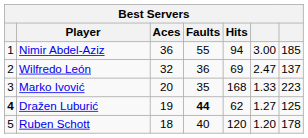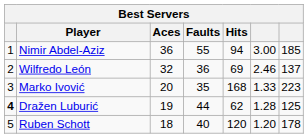(265, 69) 2.47 -> (265, 69) 2.46
(203, 106) bold -> (203, 106) normal
(265, 106) 1.27 -> (265, 106) 1.28
